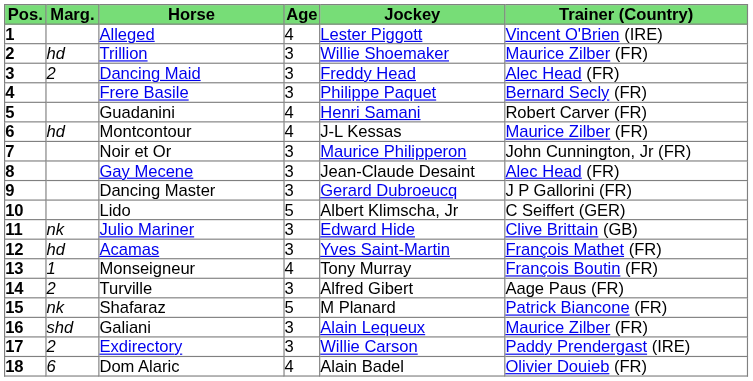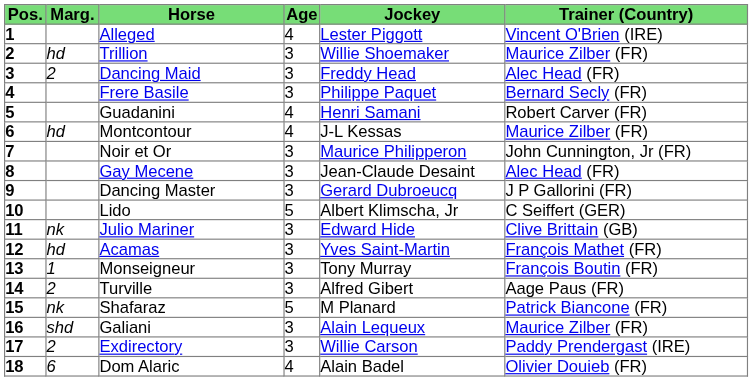(289, 268) 4 -> (289, 268) 3
